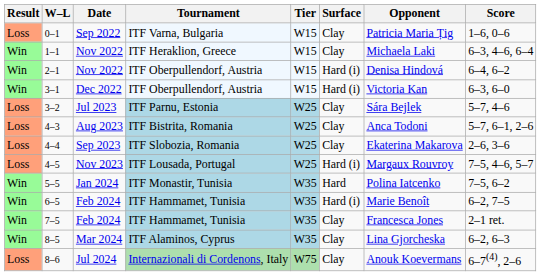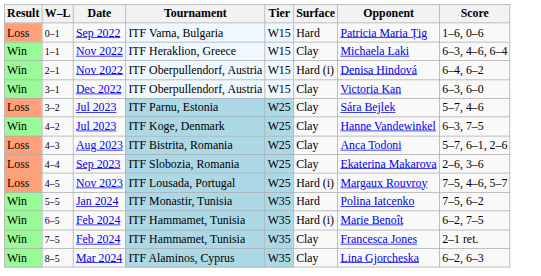(333, 32) Clay -> (308, 32) Hard
(341, 88) Hard (i) -> (307, 88) Clay
+ row: (52, 127)
- row: (52, 260)
